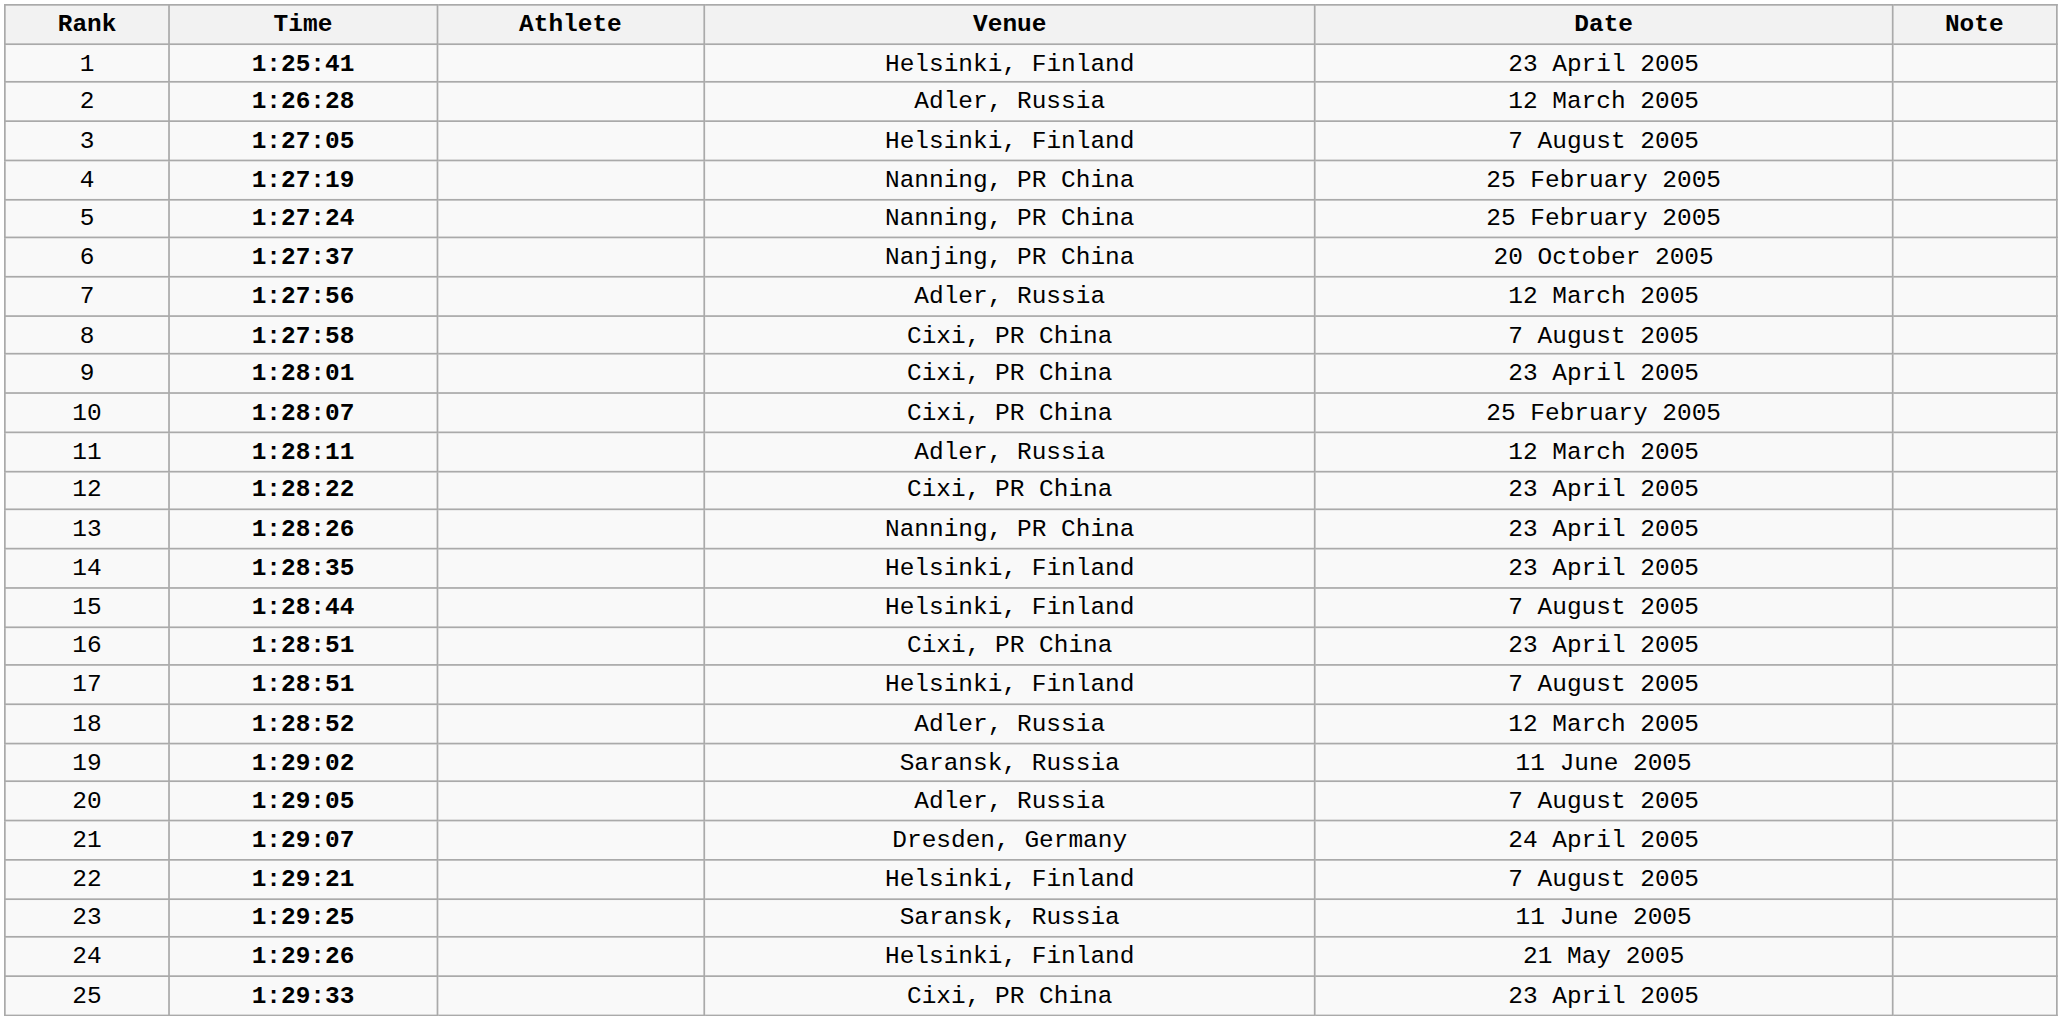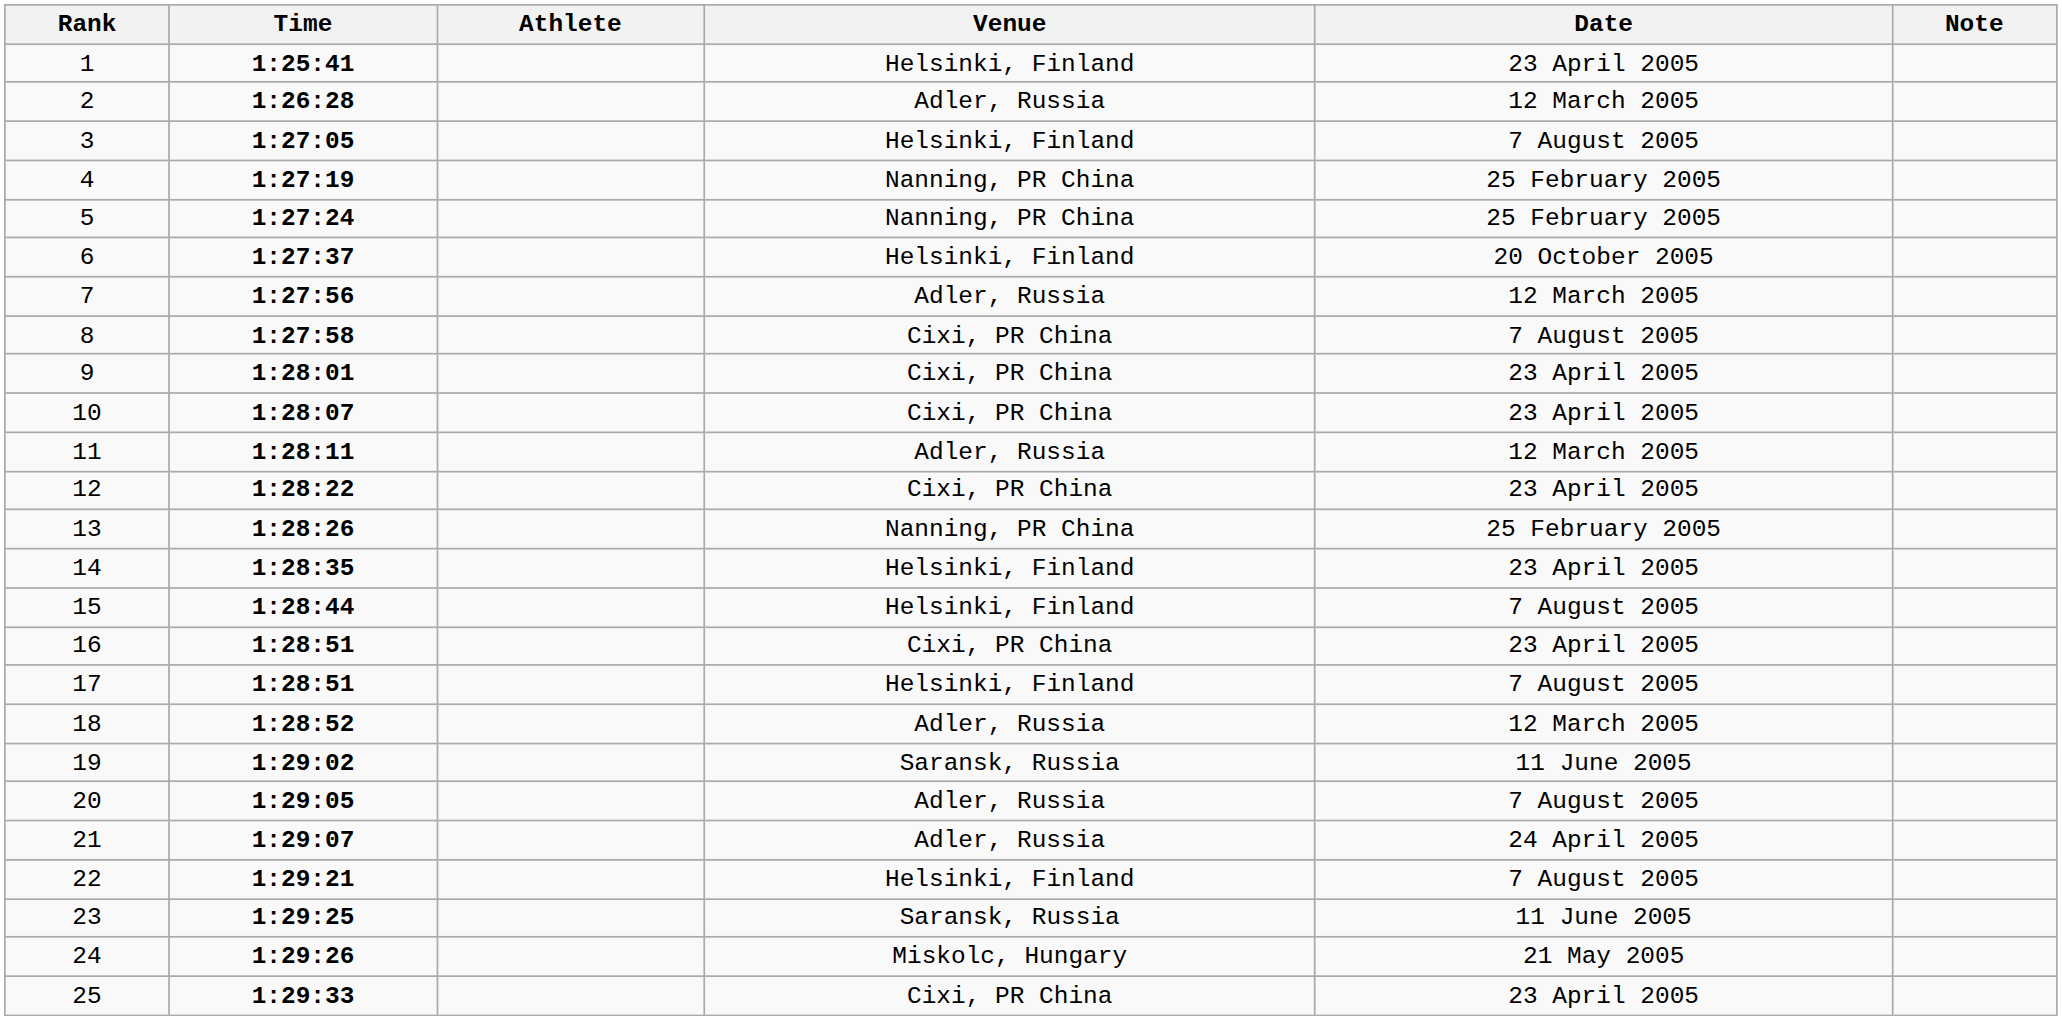(1010, 258) Nanjing, PR China -> (1010, 258) Helsinki, Finland
(1604, 413) 25 February 2005 -> (1604, 413) 23 April 2005
(1604, 530) 23 April 2005 -> (1604, 530) 25 February 2005
(1010, 840) Dresden, Germany -> (1010, 840) Adler, Russia
(1010, 957) Helsinki, Finland -> (1010, 957) Miskolc, Hungary
